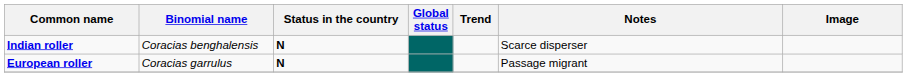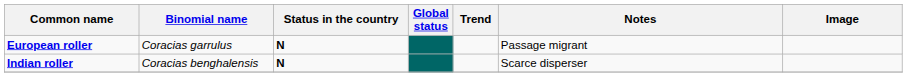rows swapped: (50, 63) <-> (40, 44)
